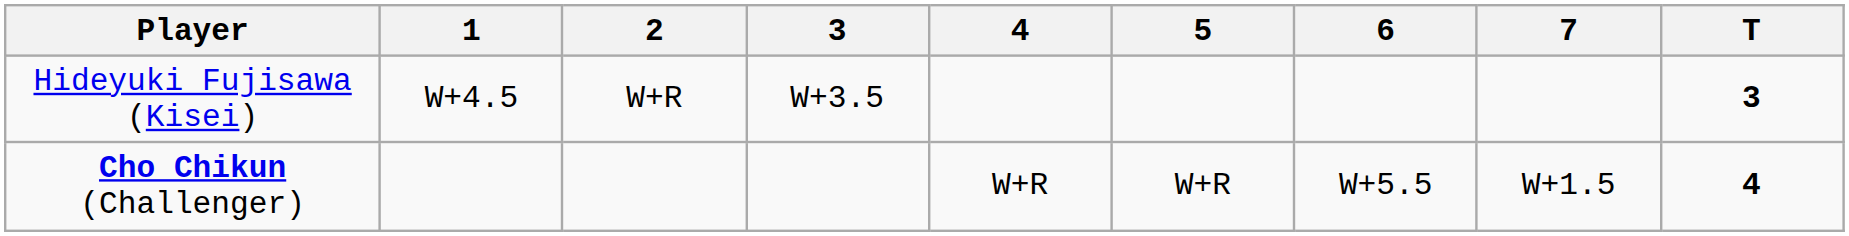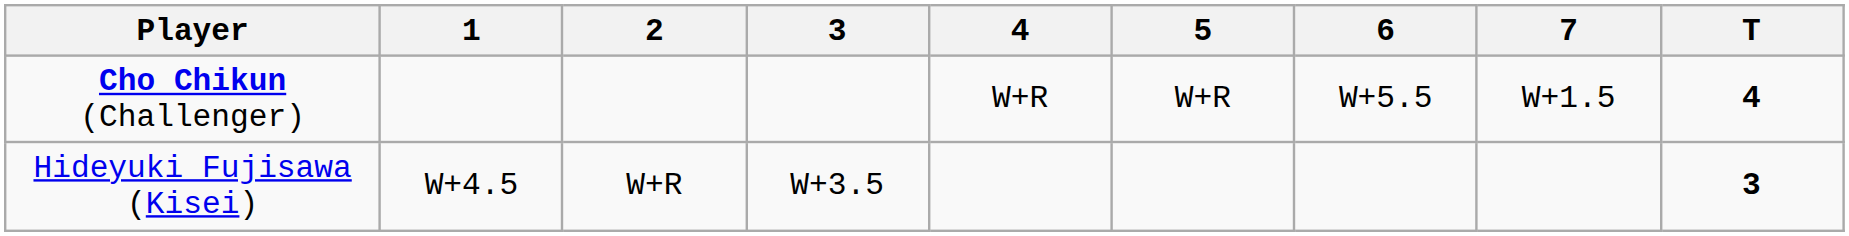rows swapped: (193, 99) <-> (193, 186)
